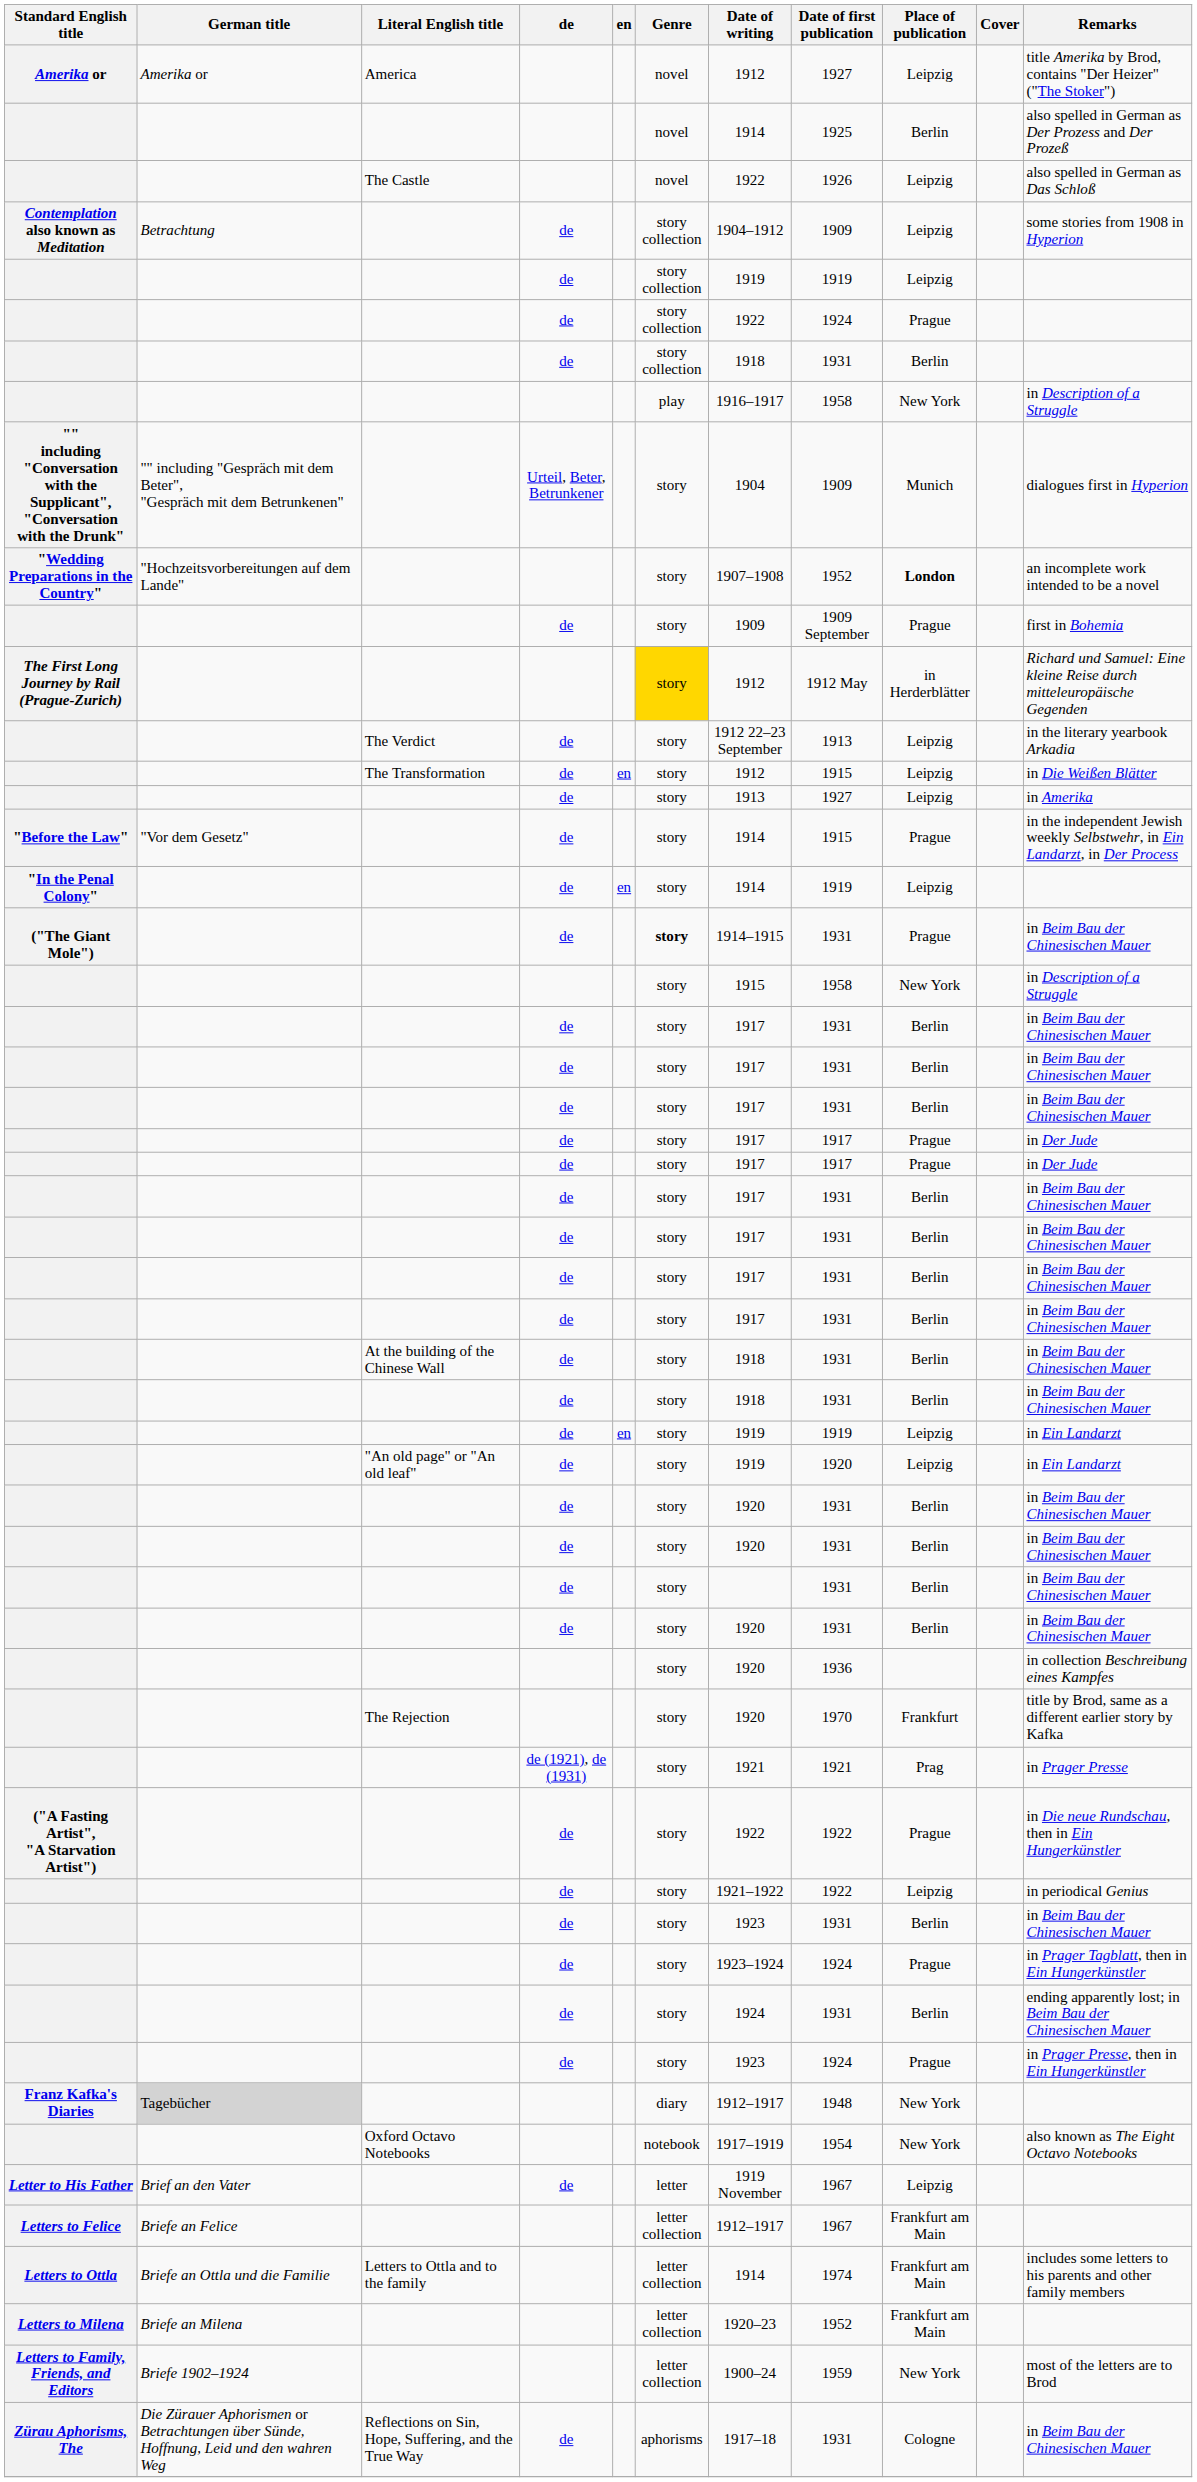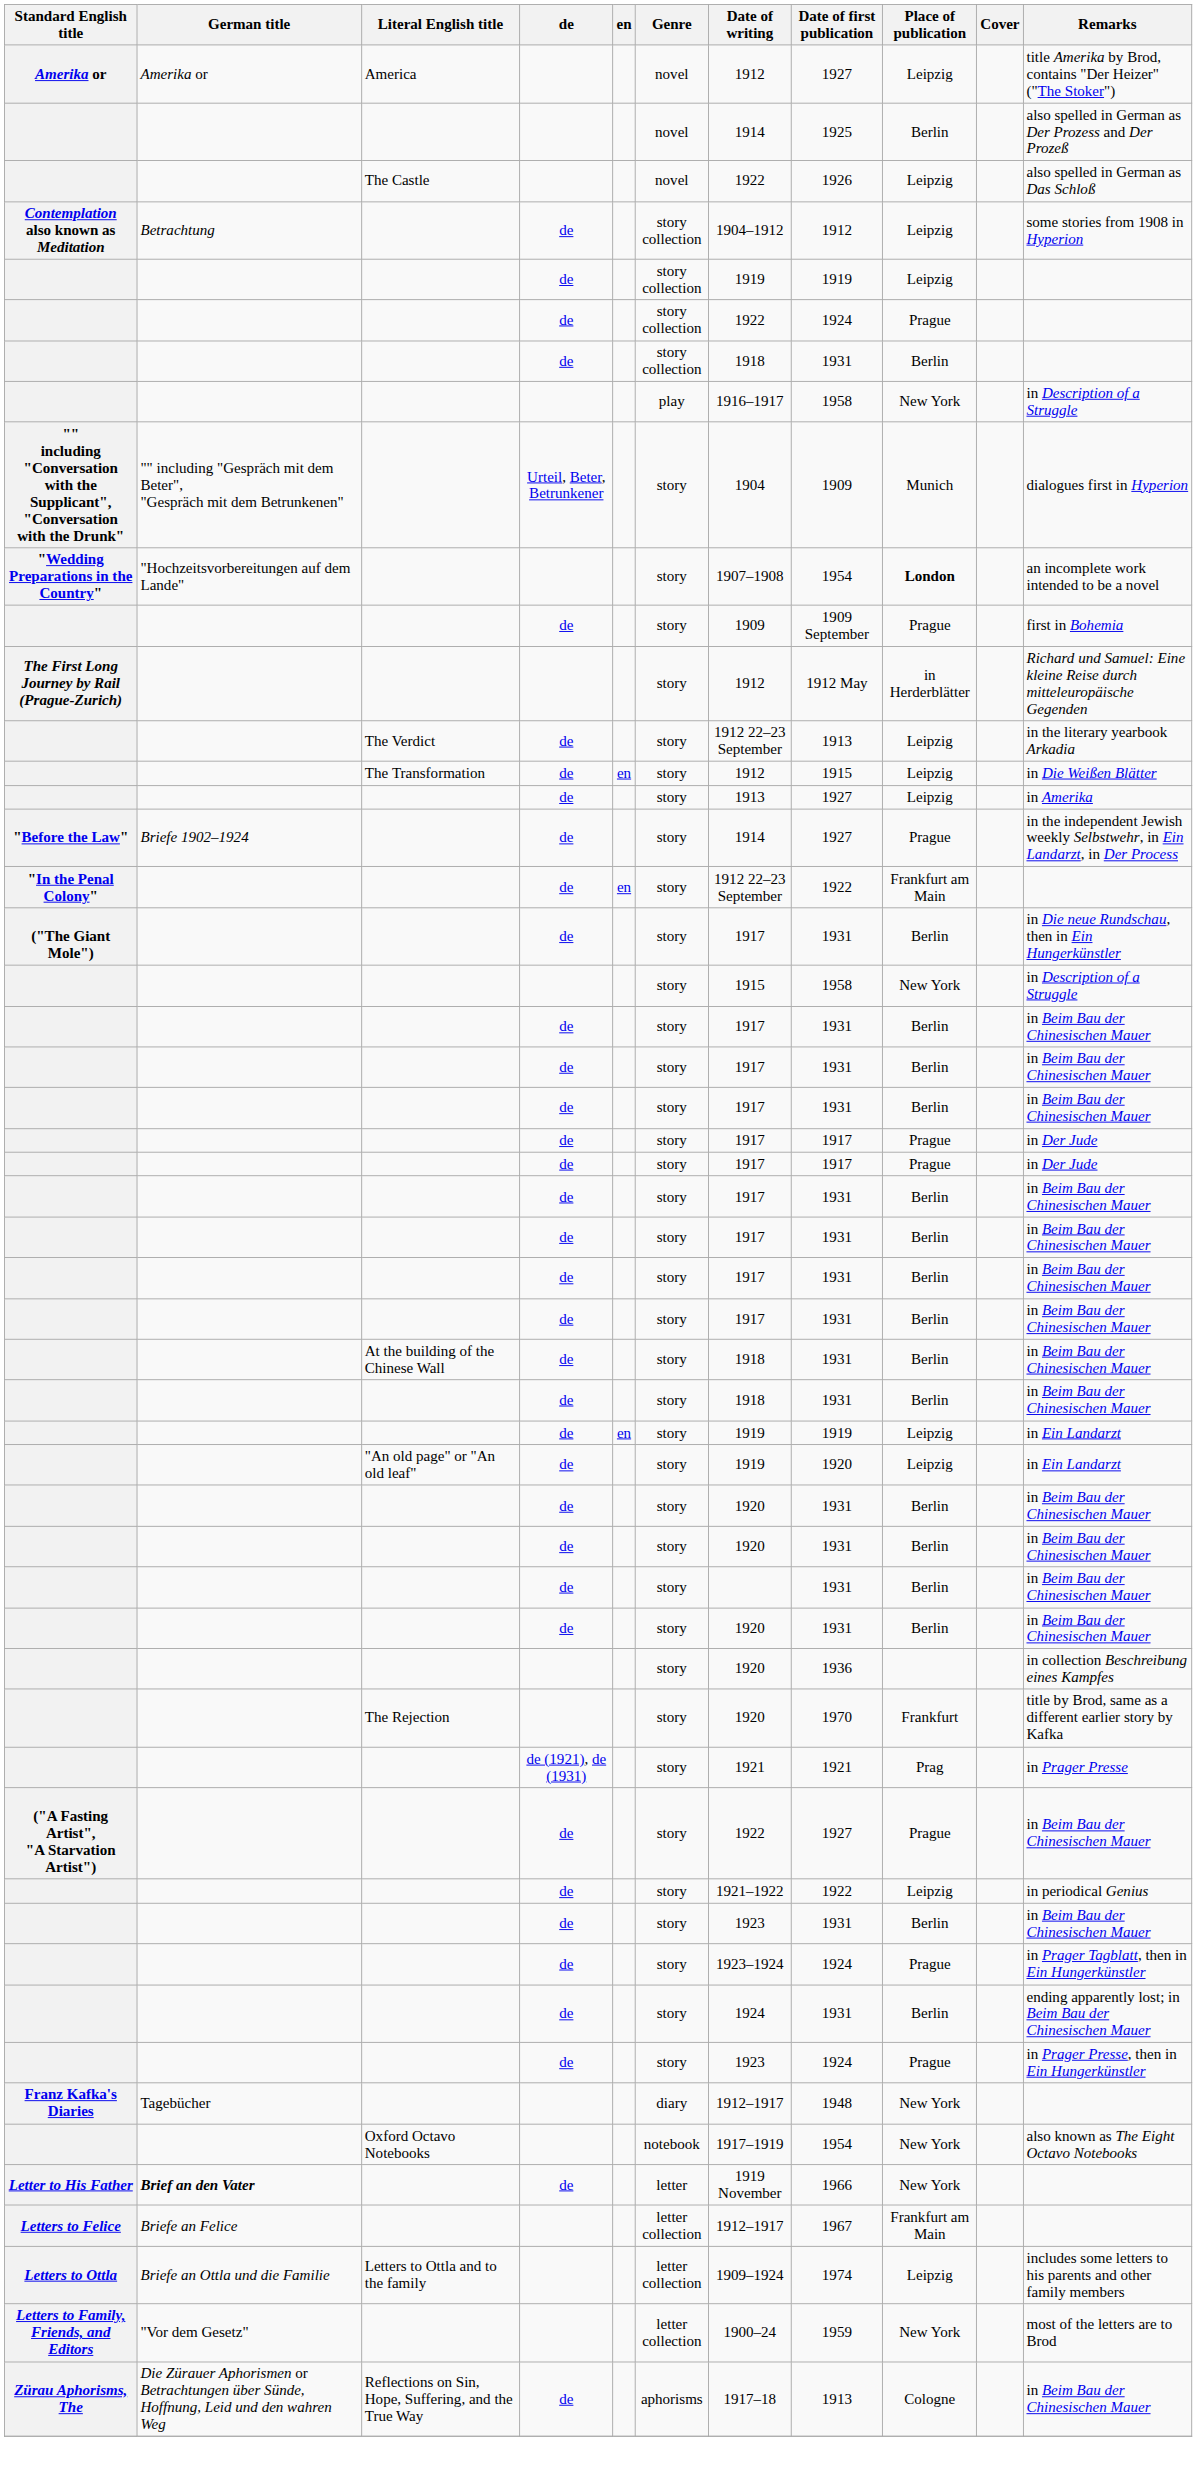(837, 230) 1909 -> (837, 230) 1912
(837, 576) 1952 -> (837, 576) 1954
(672, 683) gold background -> (672, 683) no background
(195, 837) "Vor dem Gesetz" -> (195, 837) Briefe 1902–1924
(837, 837) 1915 -> (837, 837) 1927
(750, 887) 1914 -> (750, 887) 1912 22–23 September
(837, 887) 1919 -> (837, 887) 1922
(930, 887) Leipzig -> (930, 887) Frankfurt am Main
(672, 936) bold -> (672, 936) normal
(750, 936) 1914–1915 -> (750, 936) 1917
(930, 936) Prague -> (930, 936) Berlin
(1089, 936) in Beim Bau der Chinesischen Mauer -> (1098, 936) in Die neue Rundschau, then in Ein Hungerkünstler
(837, 1833) 1922 -> (837, 1833) 1927
(1098, 1833) in Die neue Rundschau, then in Ein Hungerkünstler -> (1089, 1833) in Beim Bau der Chinesischen Mauer
(175, 2103) lightgrey background -> (175, 2103) no background
(195, 2185) normal -> (198, 2185) bold
(837, 2185) 1967 -> (837, 2185) 1966
(930, 2185) Leipzig -> (930, 2185) New York
(750, 2275) 1914 -> (750, 2275) 1909–1924
(930, 2275) Frankfurt am Main -> (930, 2275) Leipzig
- row: (71, 2324)
(195, 2373) Briefe 1902–1924 -> (195, 2332) "Vor dem Gesetz"
(837, 2439) 1931 -> (837, 2398) 1913
